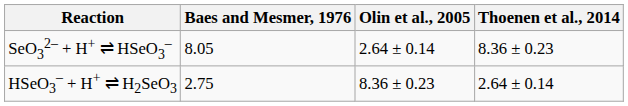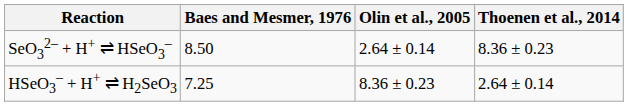(199, 48) 8.05 -> (199, 48) 8.50
(199, 83) 2.75 -> (199, 83) 7.25
